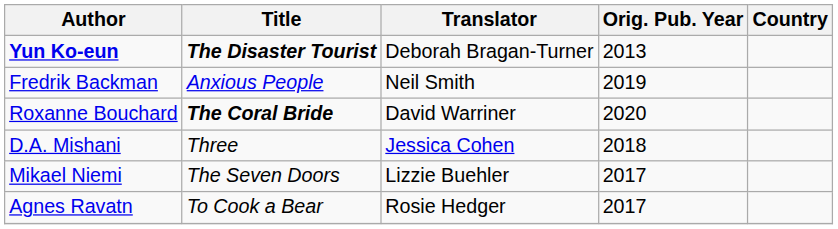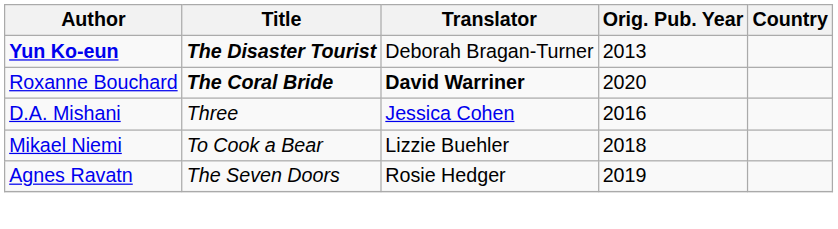- row: (84, 82)
(451, 113) normal -> (455, 82) bold
(625, 144) 2018 -> (625, 113) 2016
(263, 176) The Seven Doors -> (255, 144) To Cook a Bear
(625, 176) 2017 -> (625, 144) 2018
(255, 207) To Cook a Bear -> (263, 176) The Seven Doors
(625, 207) 2017 -> (625, 176) 2019
